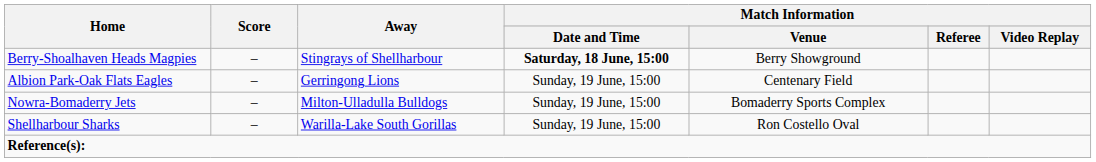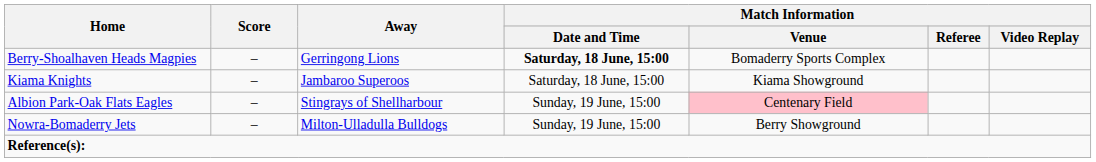(372, 59) Stingrays of Shellharbour -> (350, 59) Gerringong Lions
(808, 59) Berry Showground -> (808, 59) Bomaderry Sports Complex
+ row: (49, 80)
(350, 80) Gerringong Lions -> (372, 102) Stingrays of Shellharbour
(808, 80) no background -> (808, 102) pink background
(808, 102) Bomaderry Sports Complex -> (808, 124) Berry Showground
- row: (64, 124)
